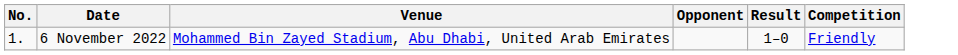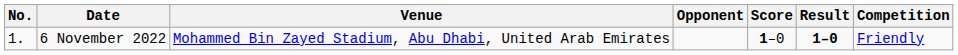+ column: (772, 16)
(776, 39) normal -> (825, 39) bold
